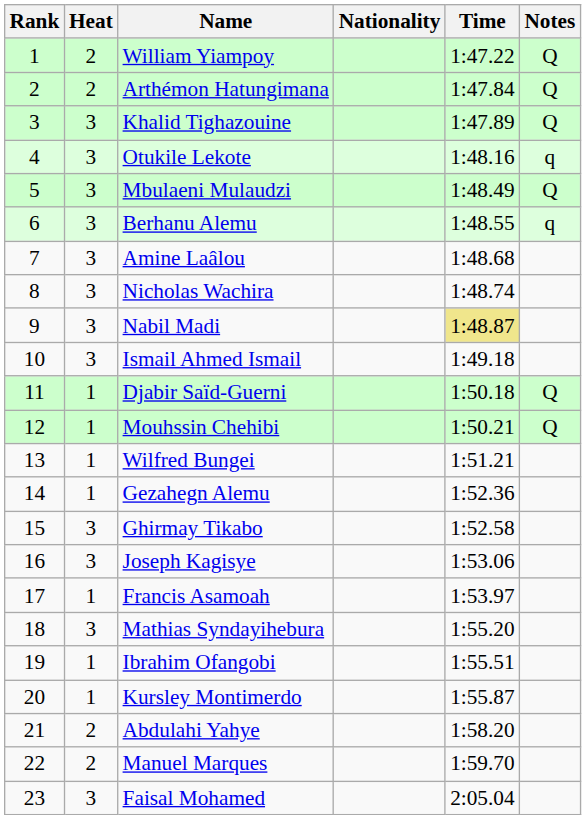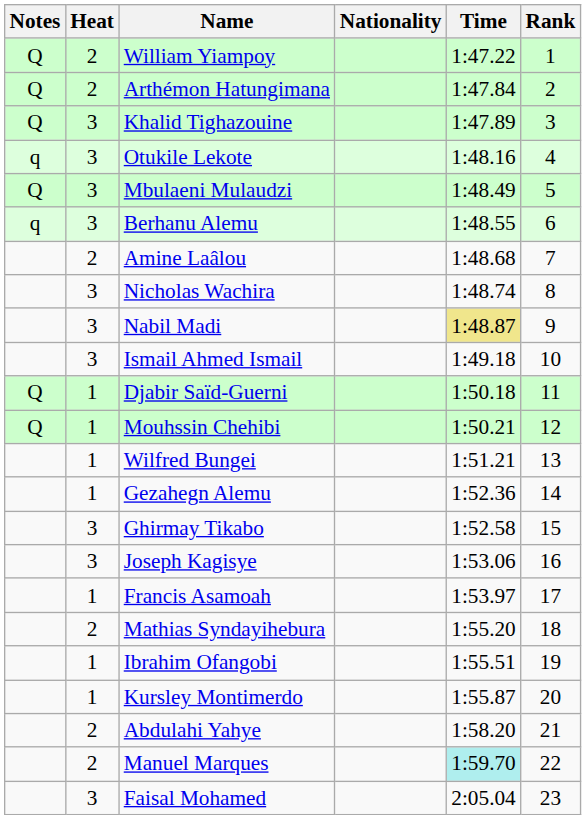columns swapped: (34, 21) <-> (550, 21)
(91, 257) 3 -> (92, 257) 2
(91, 628) 3 -> (92, 628) 2
(482, 763) no background -> (484, 763) paleturquoise background
